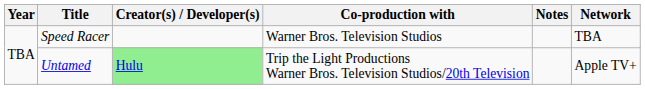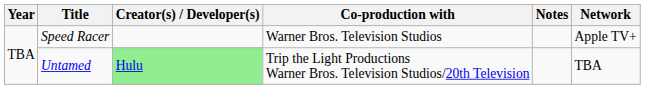(588, 36) TBA -> (606, 36) Apple TV+
(606, 66) Apple TV+ -> (588, 66) TBA
